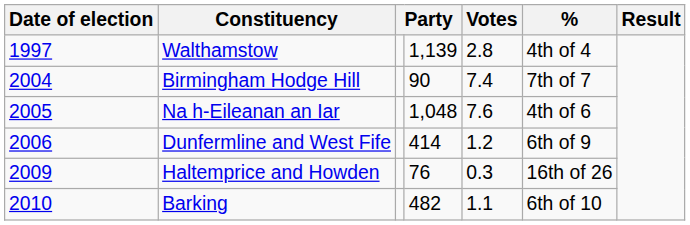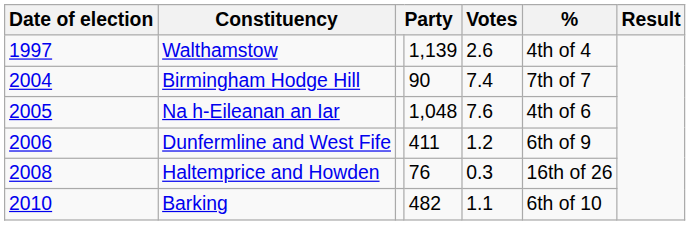(480, 50) 2.8 -> (480, 50) 2.6
(425, 142) 414 -> (424, 142) 411
(31, 173) 2009 -> (31, 173) 2008
